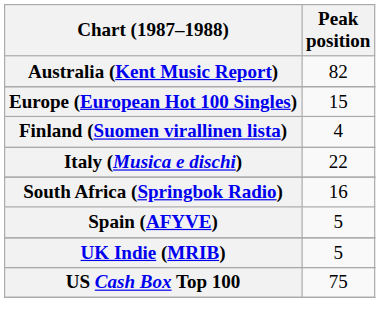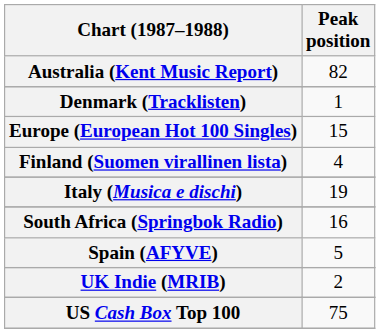+ row: (153, 101)
(338, 161) 22 -> (338, 191) 19
(338, 252) 5 -> (338, 282) 2
